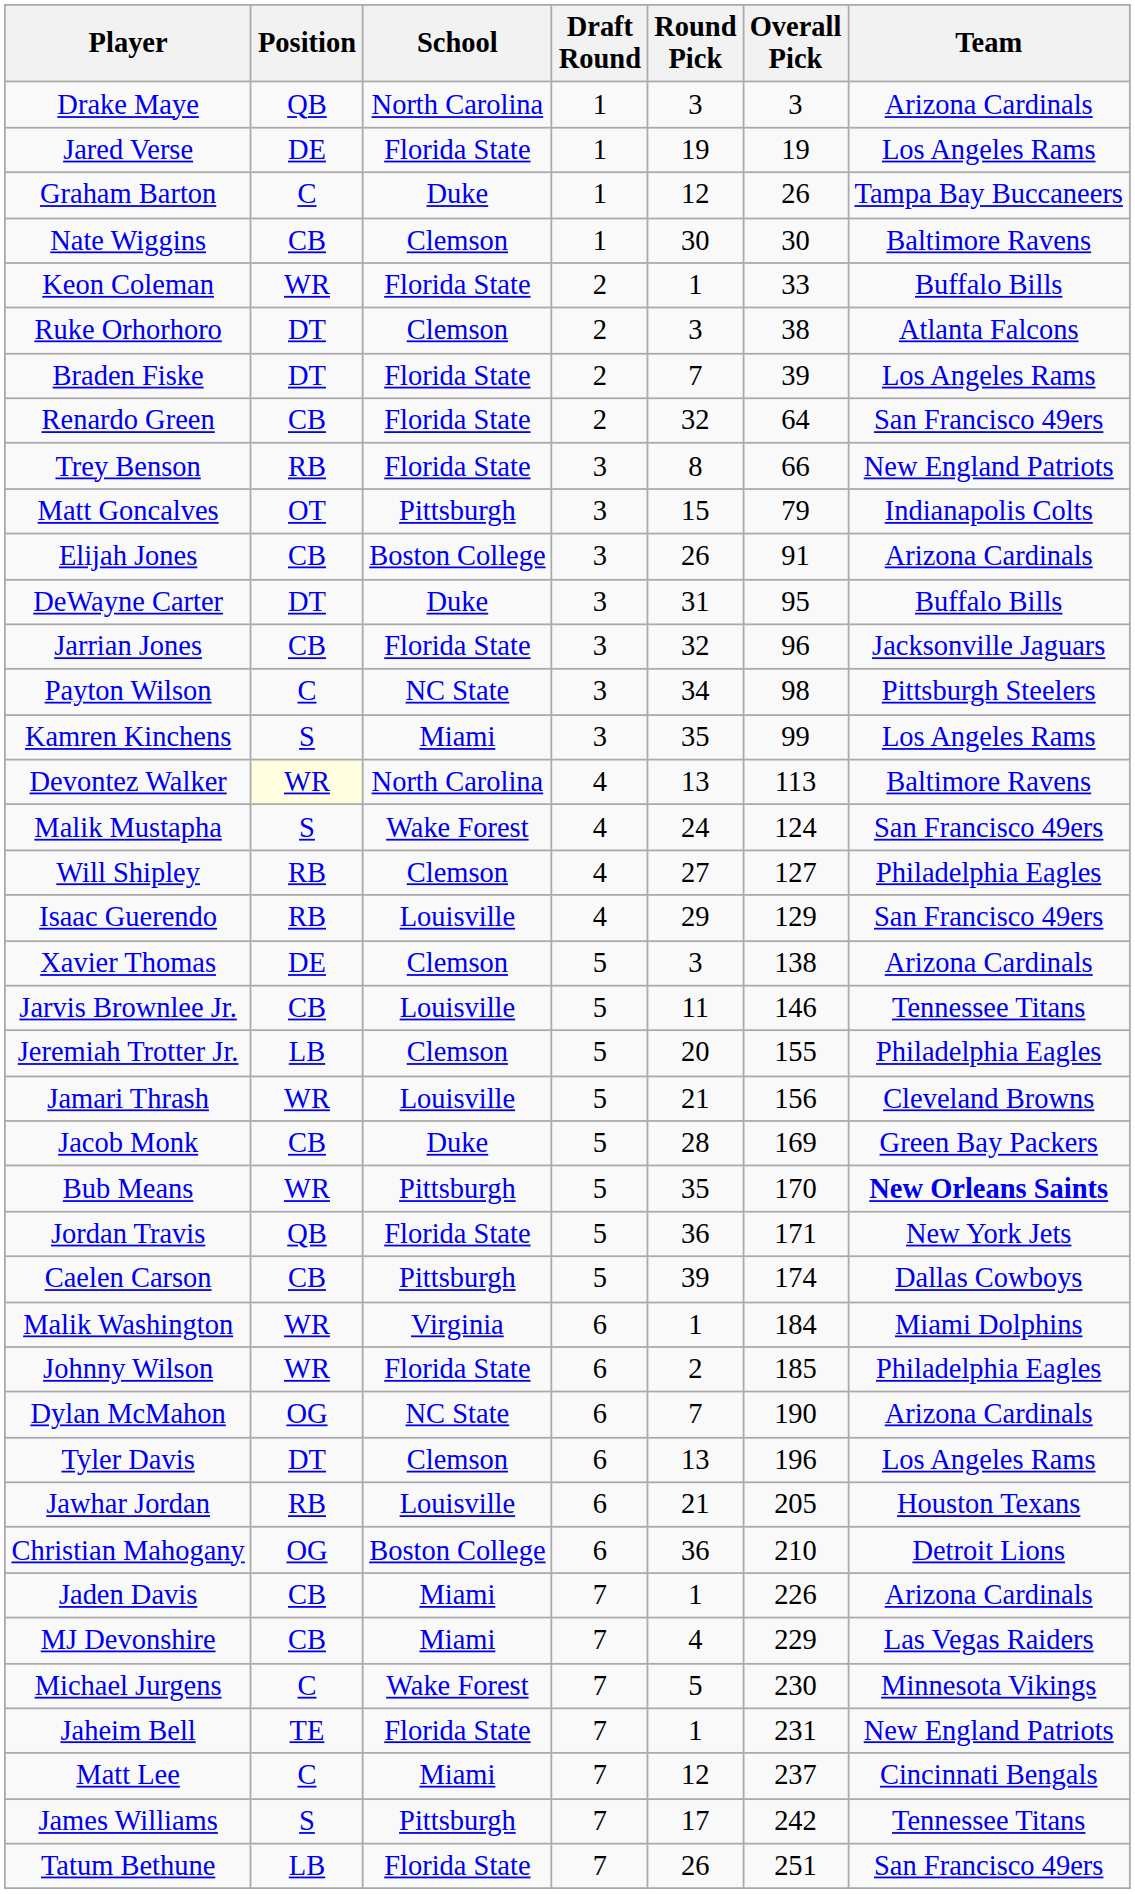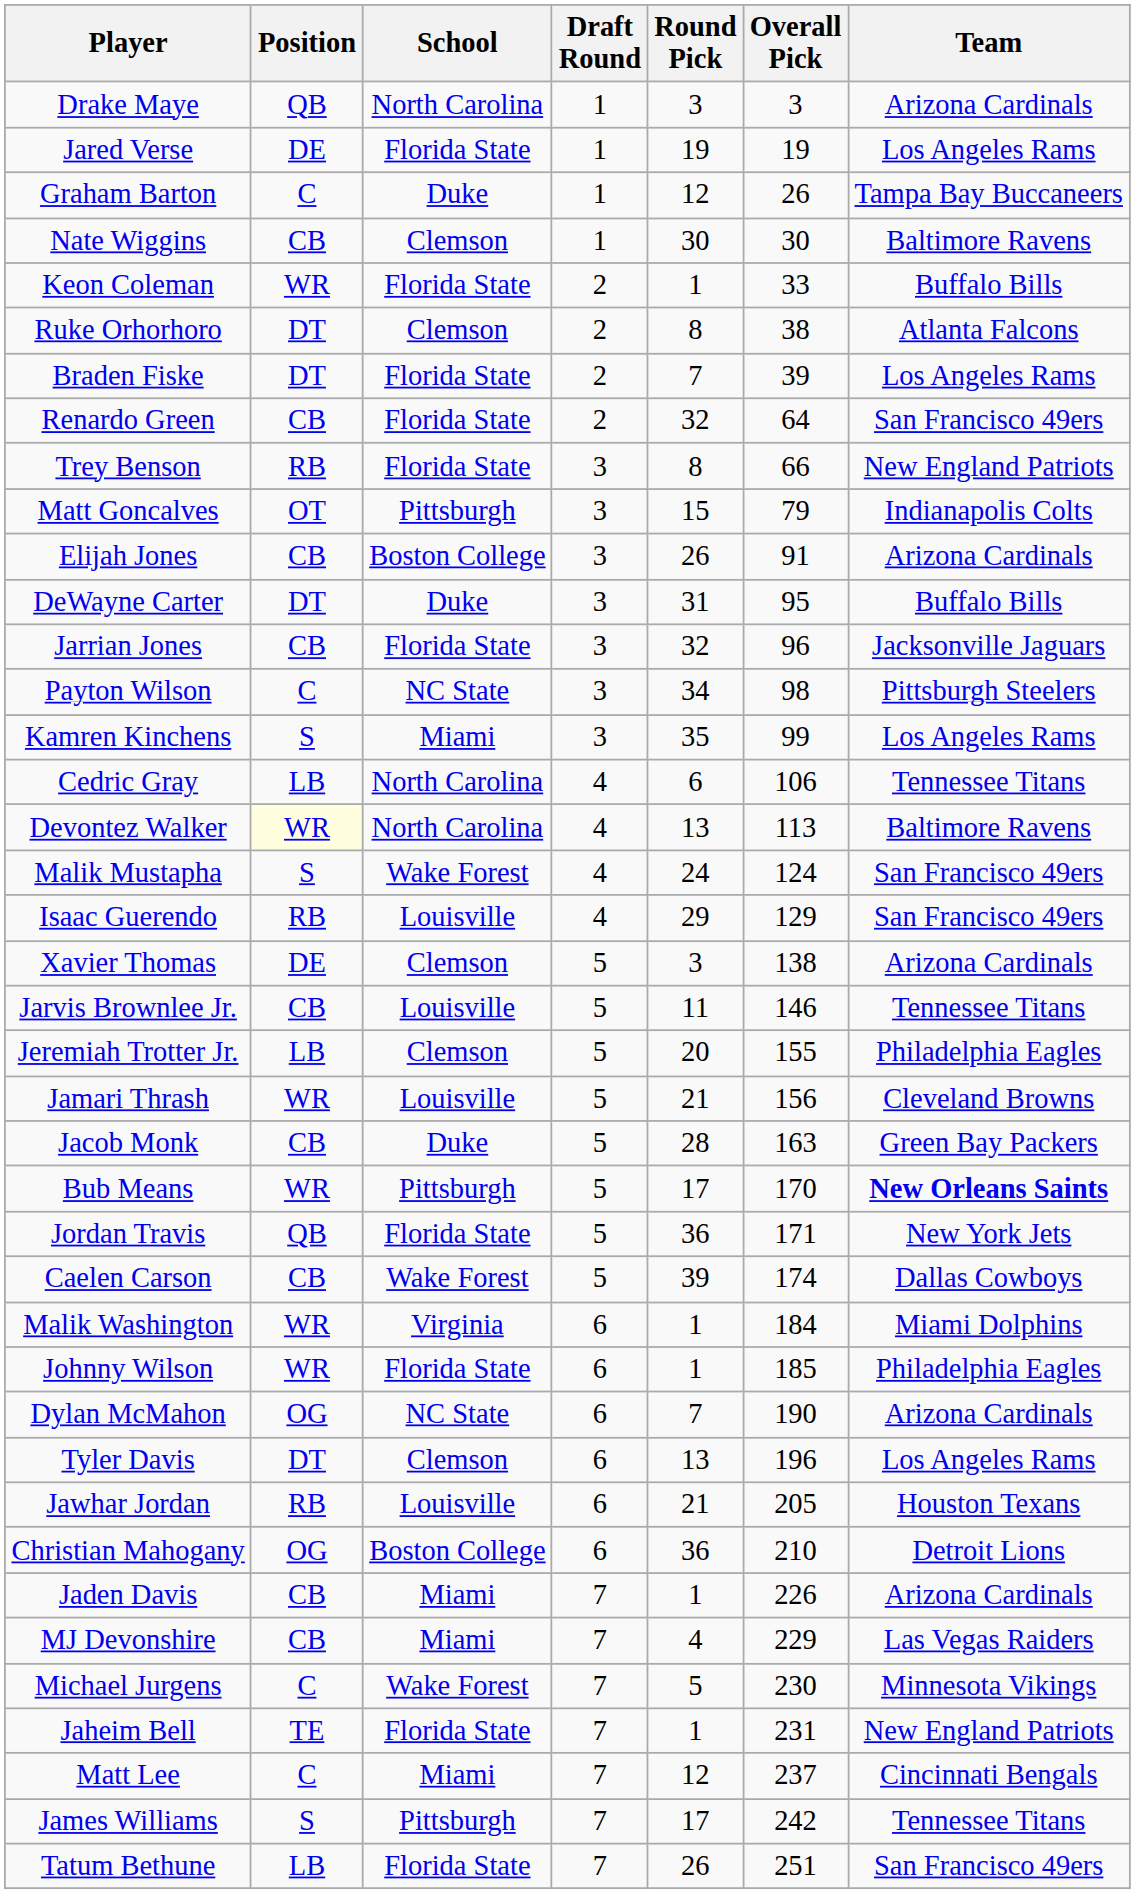(695, 330) 3 -> (695, 330) 8
+ row: (128, 781)
- row: (128, 872)
(795, 1143) 169 -> (795, 1143) 163
(695, 1188) 35 -> (695, 1188) 17
(457, 1278) Pittsburgh -> (457, 1278) Wake Forest
(695, 1368) 2 -> (695, 1368) 1
